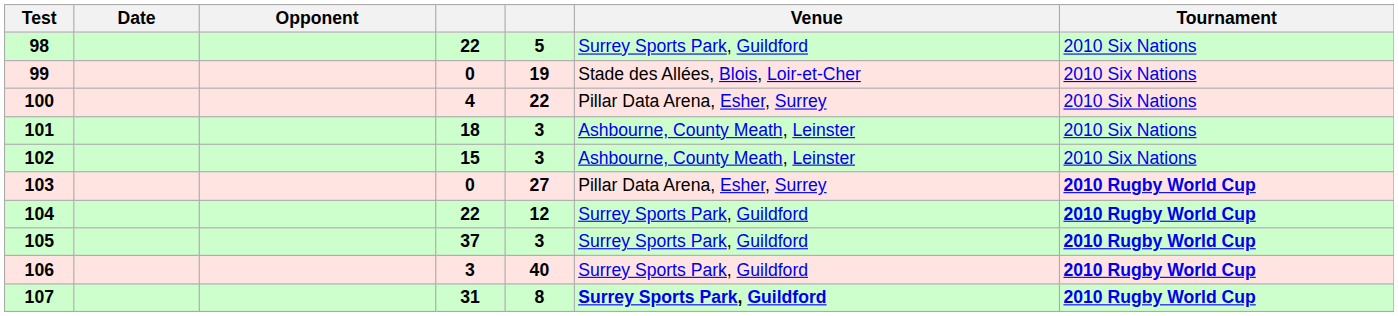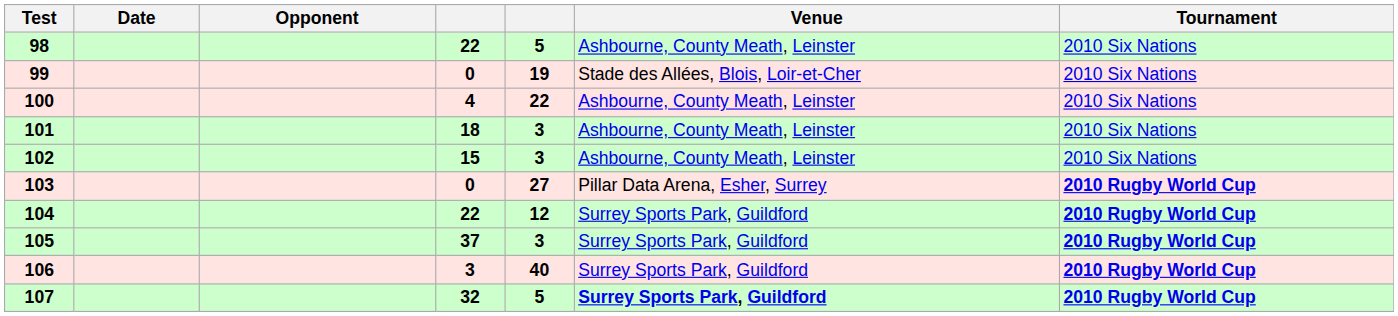(693, 46) Surrey Sports Park, Guildford -> (717, 46) Ashbourne, County Meath, Leinster
(702, 102) Pillar Data Arena, Esher, Surrey -> (717, 102) Ashbourne, County Meath, Leinster
(470, 297) 31 -> (470, 297) 32
(539, 297) 8 -> (539, 297) 5
